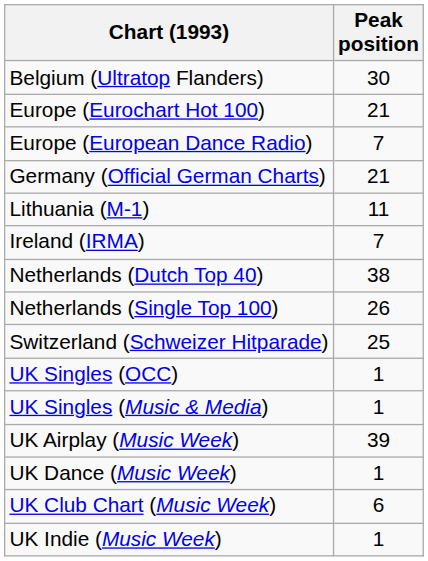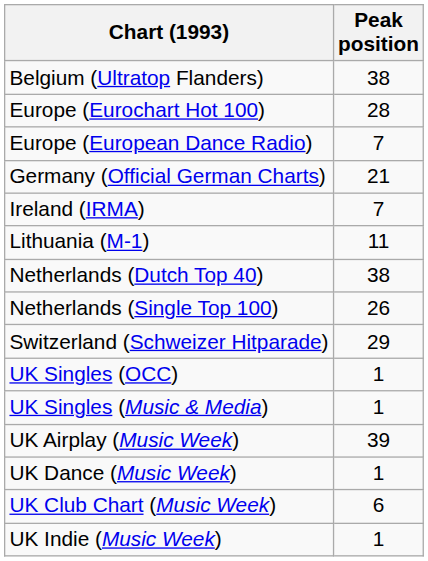(379, 77) 30 -> (379, 77) 38
(379, 110) 21 -> (379, 110) 28
rows swapped: (77, 242) <-> (79, 209)
(379, 341) 25 -> (379, 341) 29
